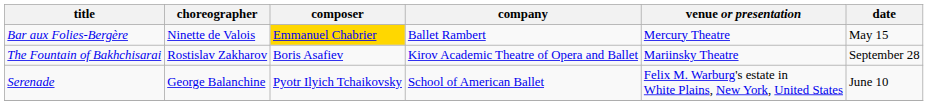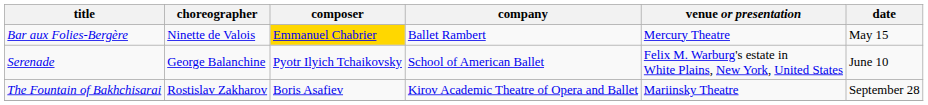rows swapped: (31, 82) <-> (84, 55)
